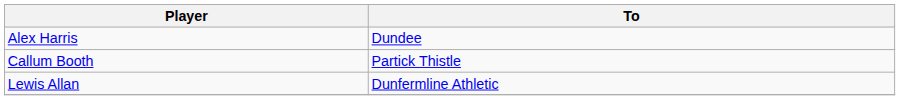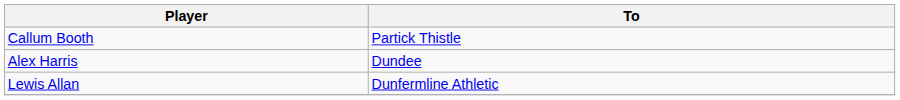rows swapped: (43, 39) <-> (51, 61)
